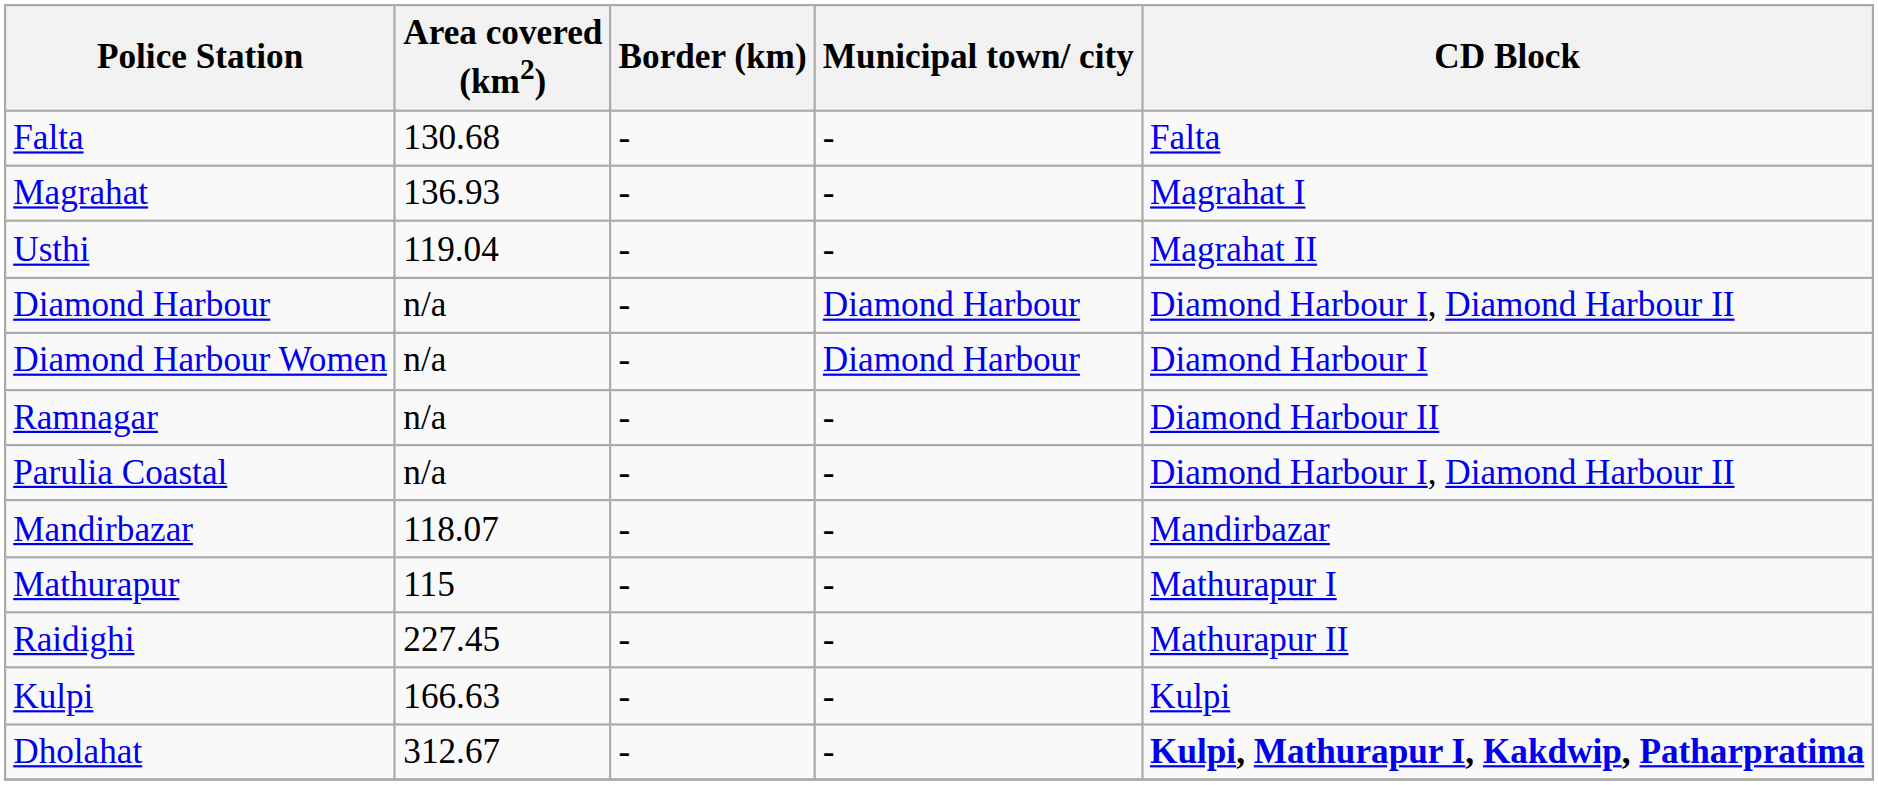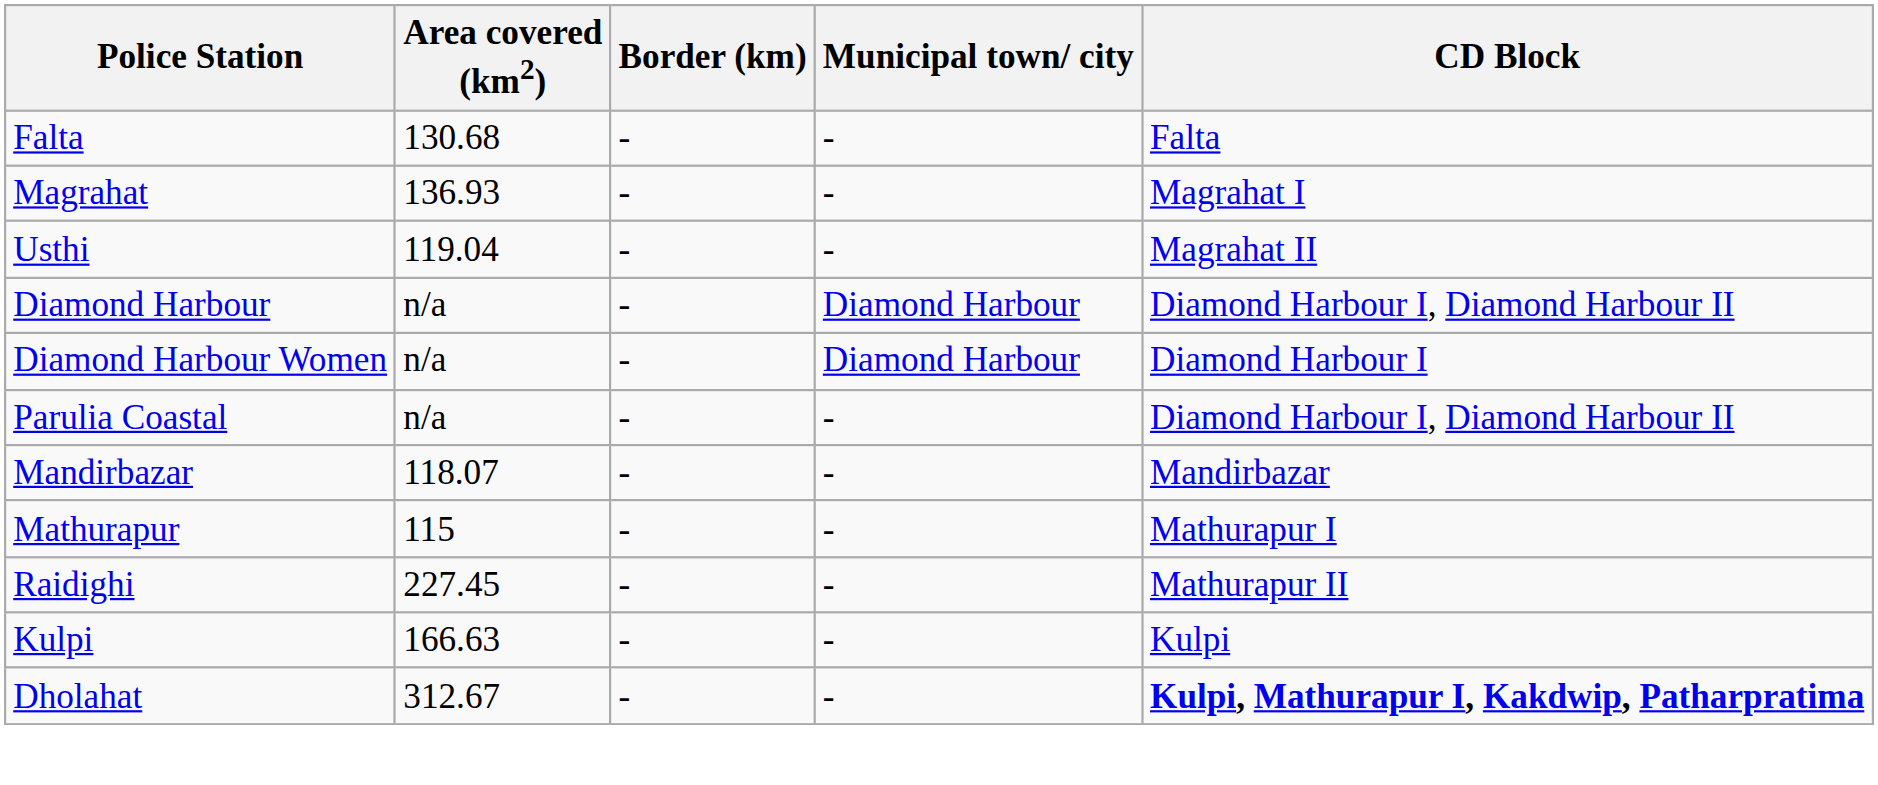- row: (86, 416)
